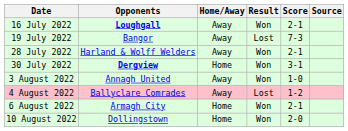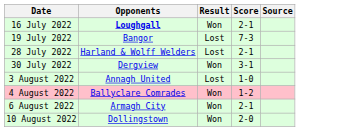- column: (222, 11)
(264, 52) Won -> (215, 52) Lost
(138, 65) bold -> (138, 65) normal
(264, 79) Won -> (215, 79) Lost
(264, 92) Lost -> (215, 92) Won
